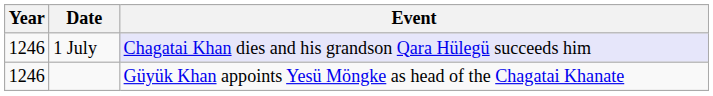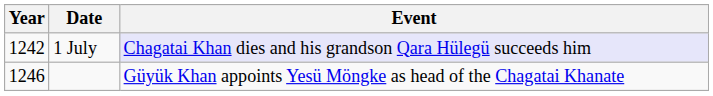(27, 47) 1246 -> (27, 47) 1242
